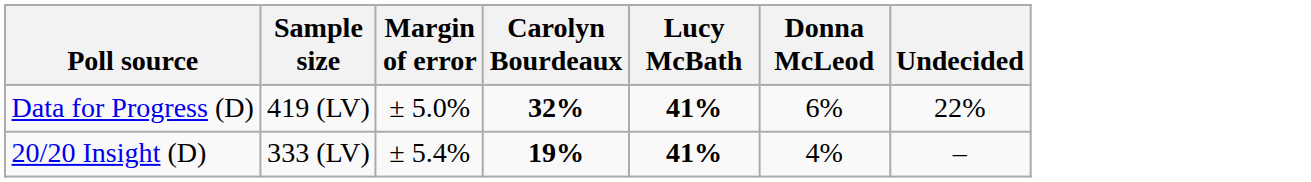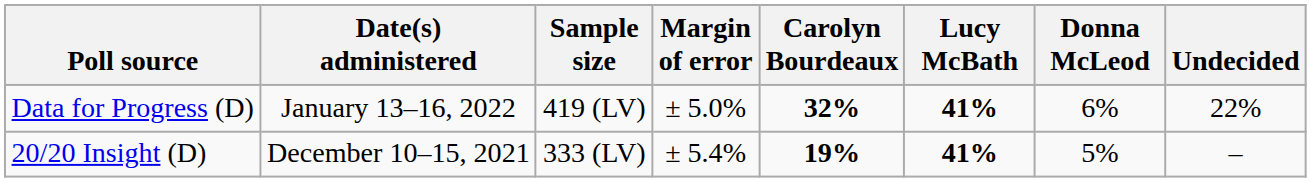+ column: (398, 44)
(824, 153) 4% -> (1100, 153) 5%
